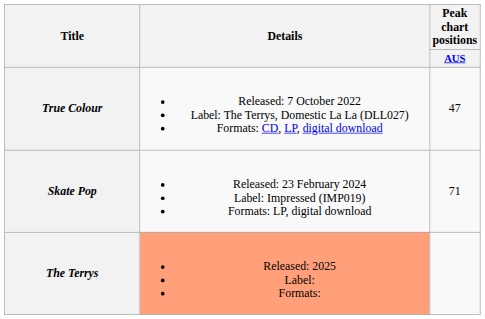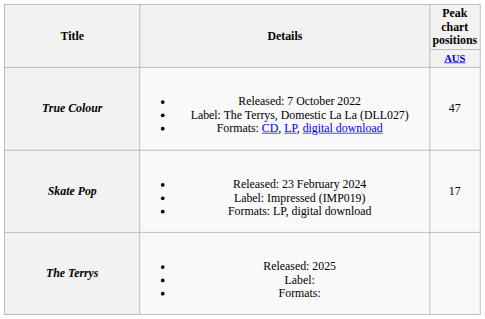(455, 191) 71 -> (455, 191) 17
(285, 280) lightsalmon background -> (285, 280) no background
